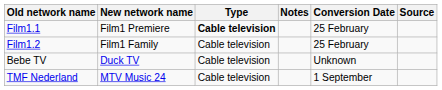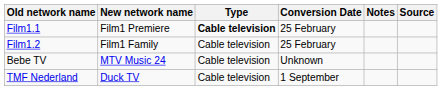columns swapped: (354, 12) <-> (295, 12)
(120, 61) Duck TV -> (133, 61) MTV Music 24
(133, 77) MTV Music 24 -> (120, 77) Duck TV
